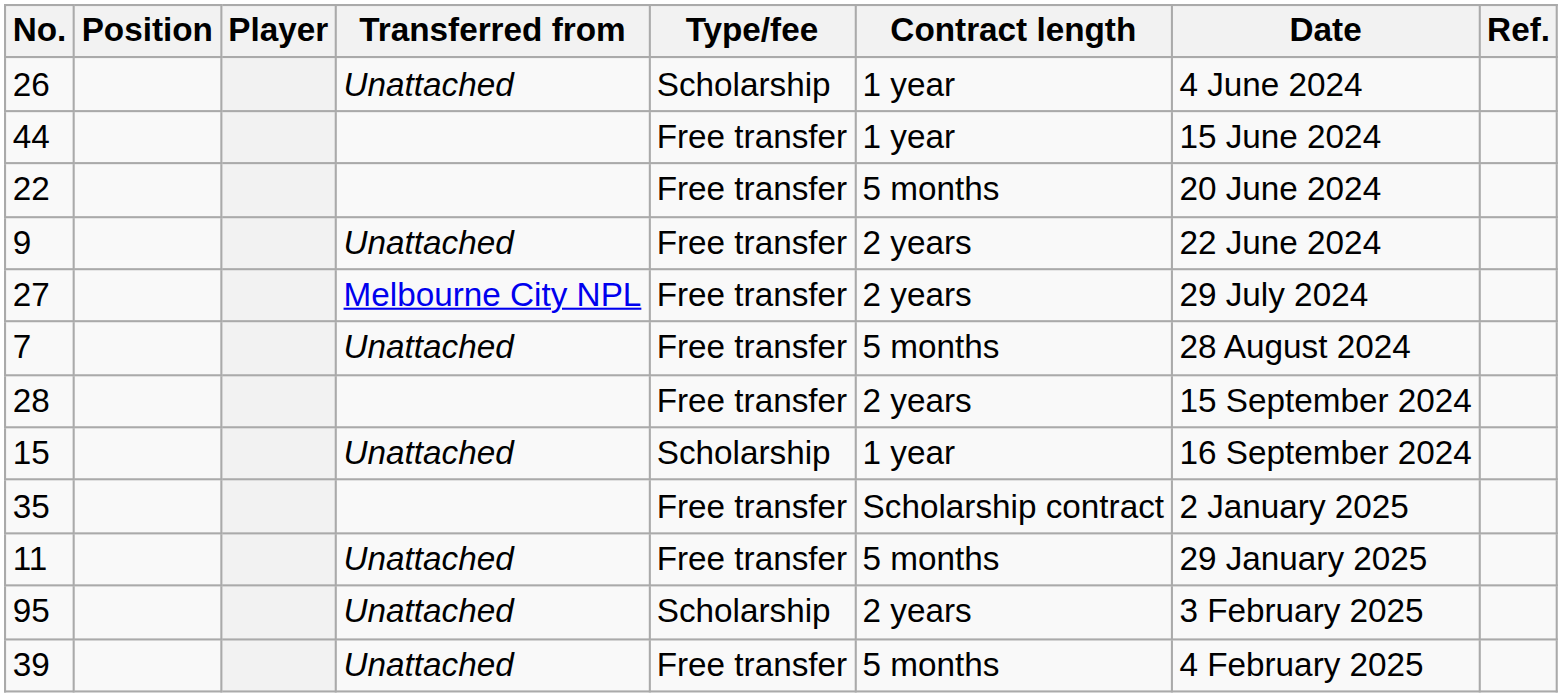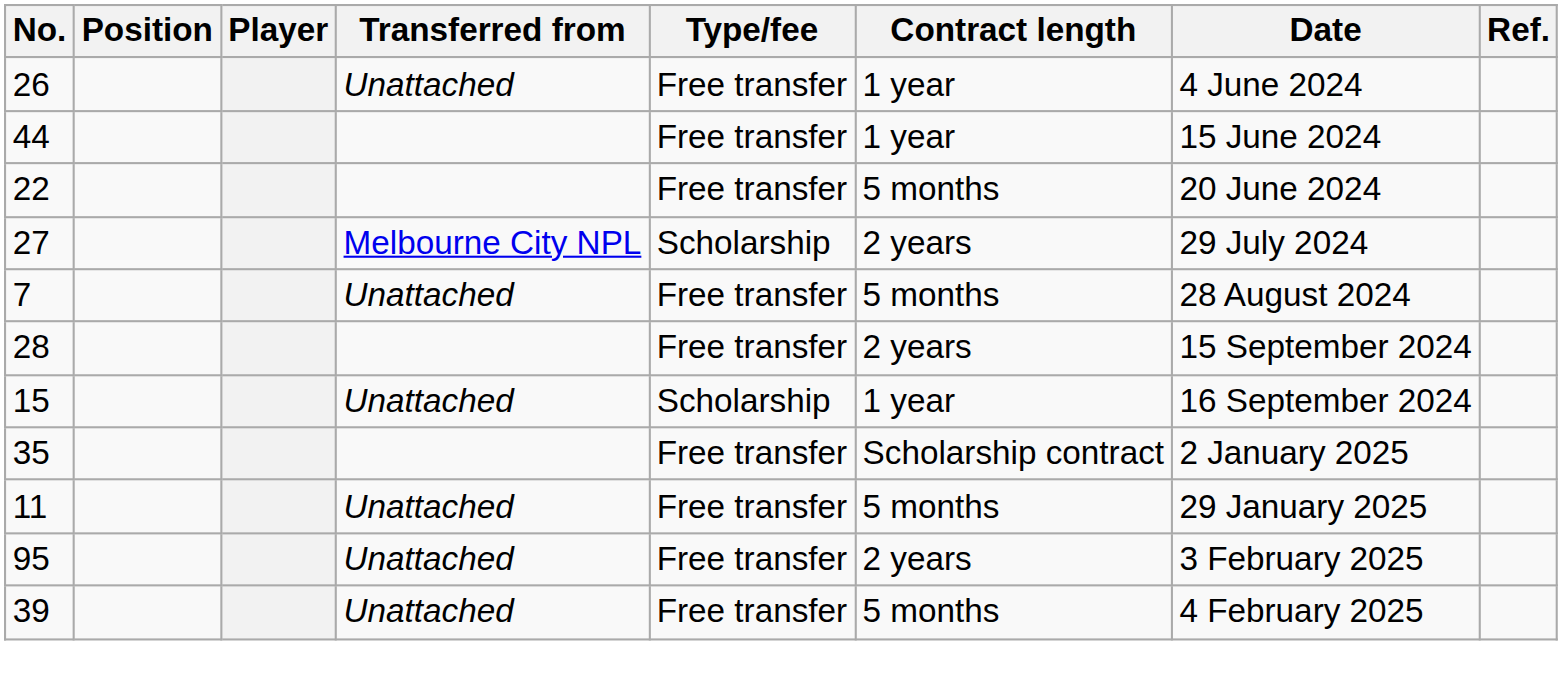(744, 83) Scholarship -> (752, 83) Free transfer
- row: (22, 242)
(752, 294) Free transfer -> (744, 242) Scholarship
(744, 611) Scholarship -> (752, 558) Free transfer
